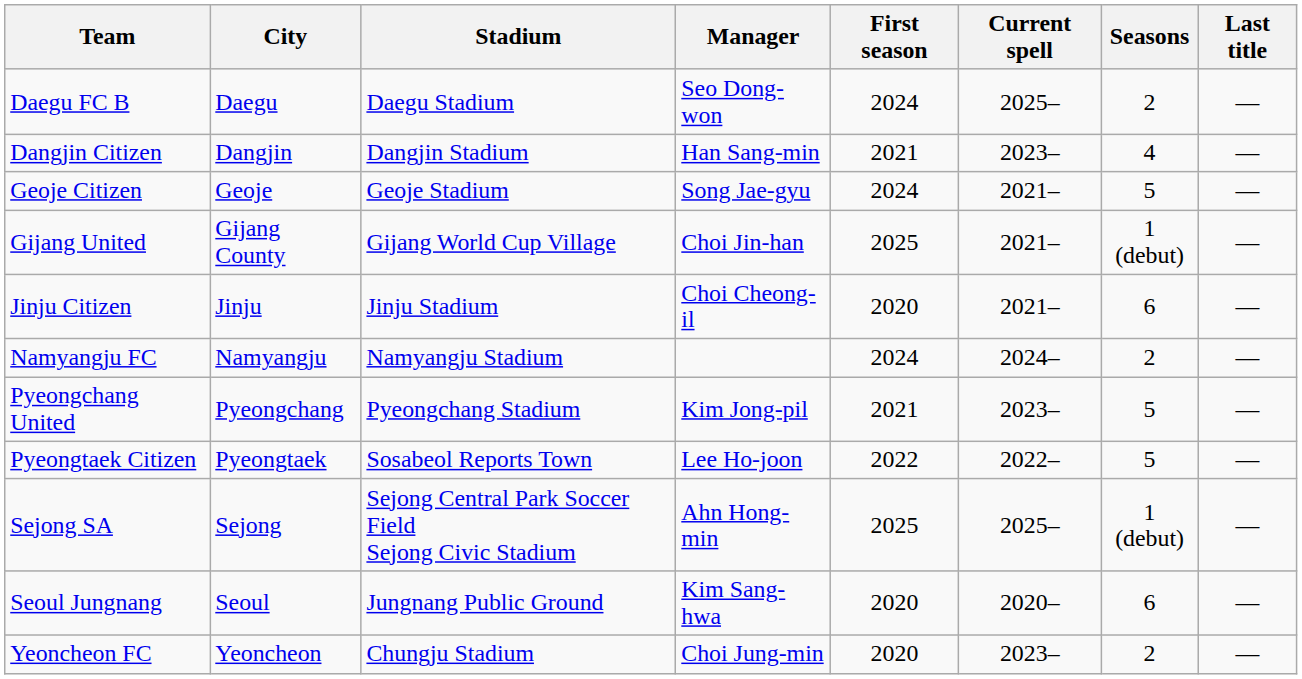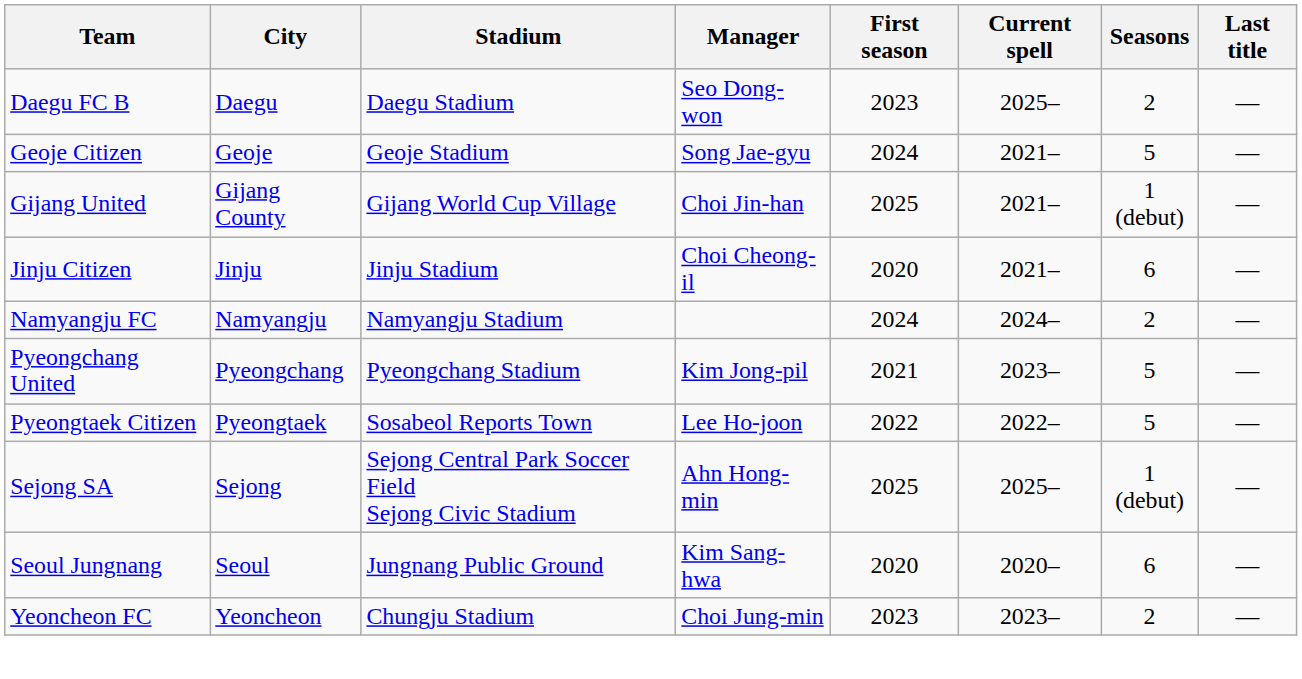(894, 101) 2024 -> (894, 101) 2023
- row: (86, 152)
(894, 653) 2020 -> (894, 616) 2023
